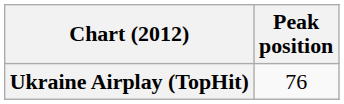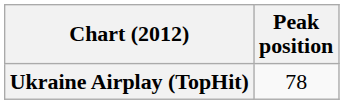(296, 81) 76 -> (296, 81) 78
